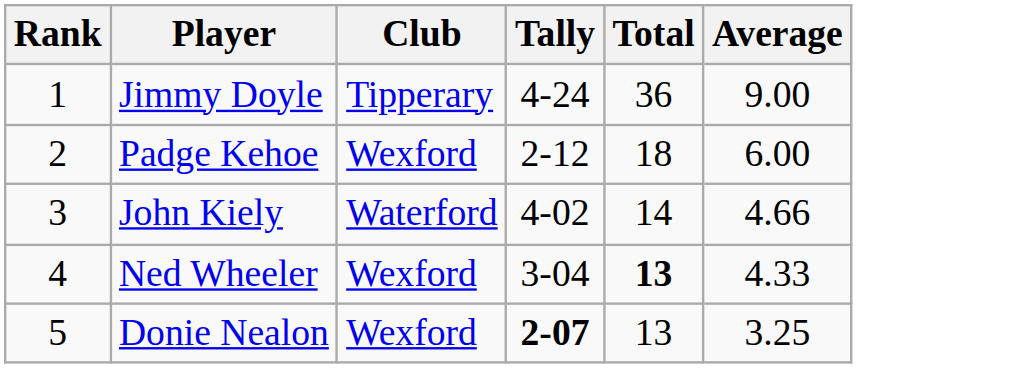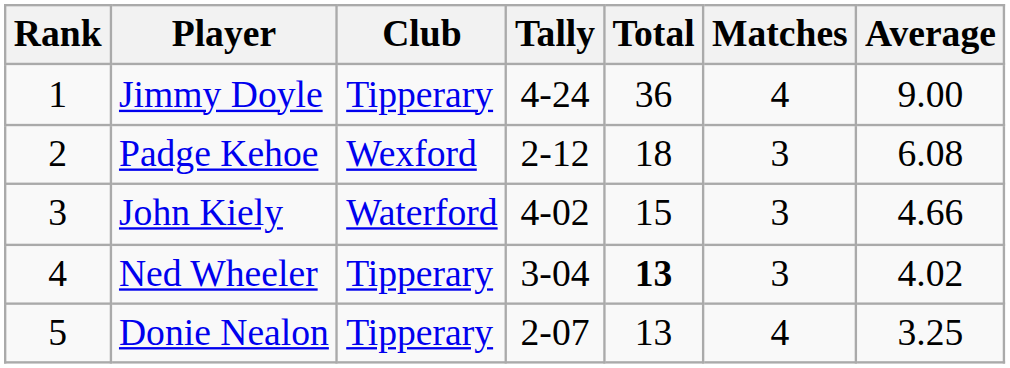+ column: (780, 34)
(777, 153) 6.00 -> (930, 153) 6.08
(654, 213) 14 -> (654, 213) 15
(411, 272) Wexford -> (420, 272) Tipperary
(777, 272) 4.33 -> (930, 272) 4.02
(411, 332) Wexford -> (420, 332) Tipperary
(555, 332) bold -> (555, 332) normal
